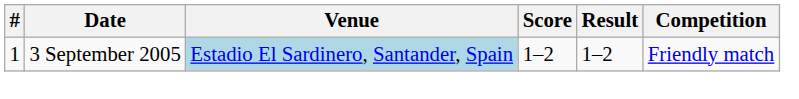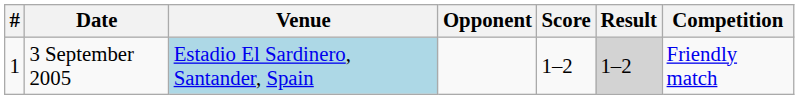+ column: (487, 20)
(597, 53) no background -> (616, 65) lightgrey background
